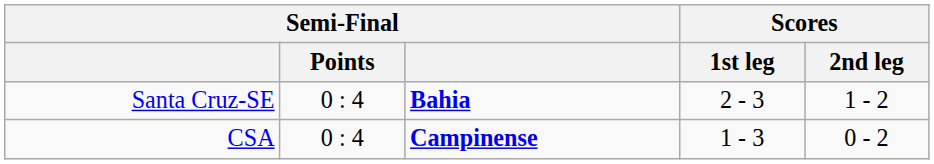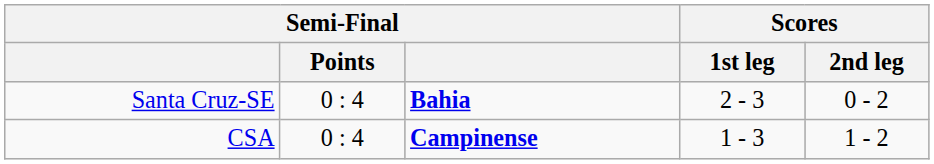(866, 100) 1 - 2 -> (866, 100) 0 - 2
(866, 138) 0 - 2 -> (866, 138) 1 - 2
